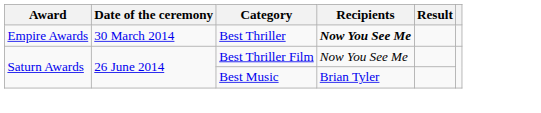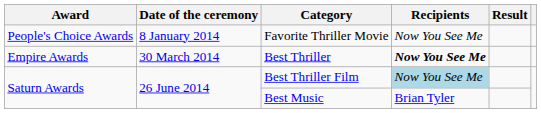+ row: (326, 35)
(364, 56) no background -> (439, 77) lightblue background
